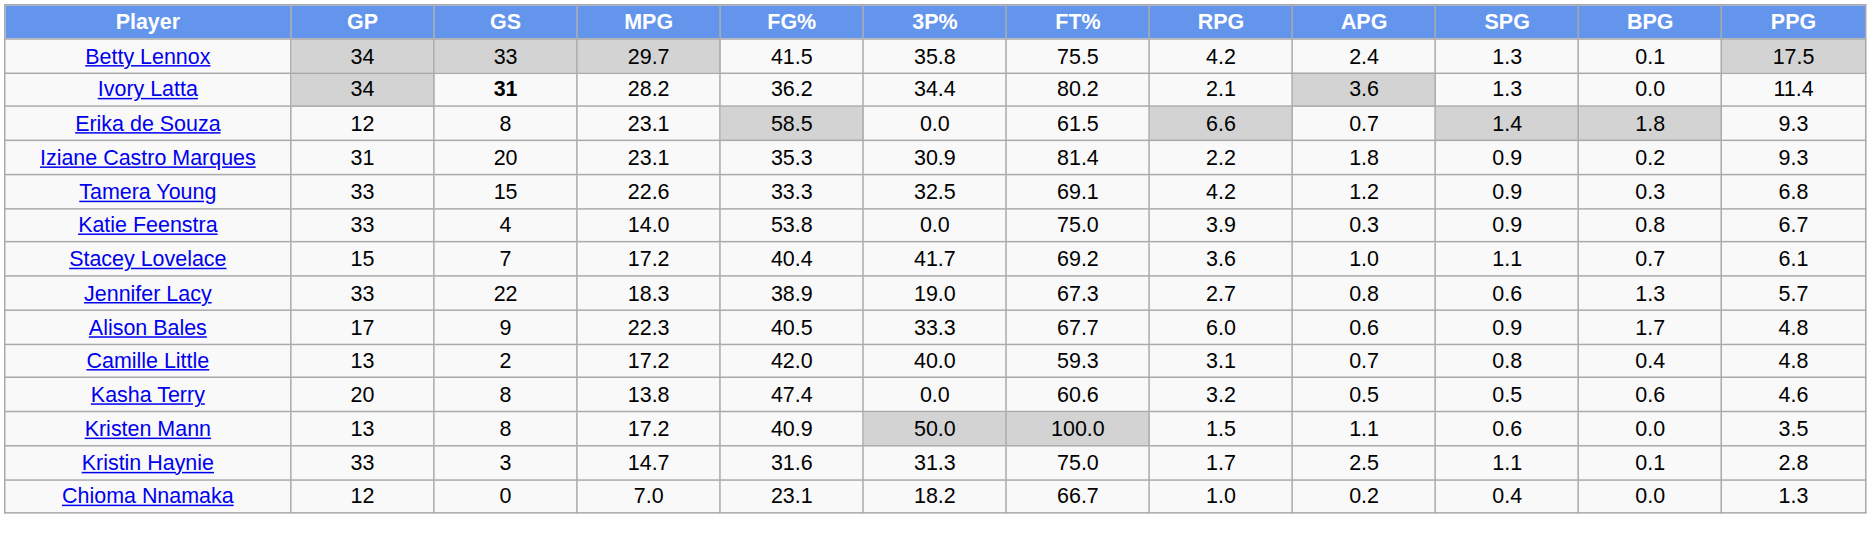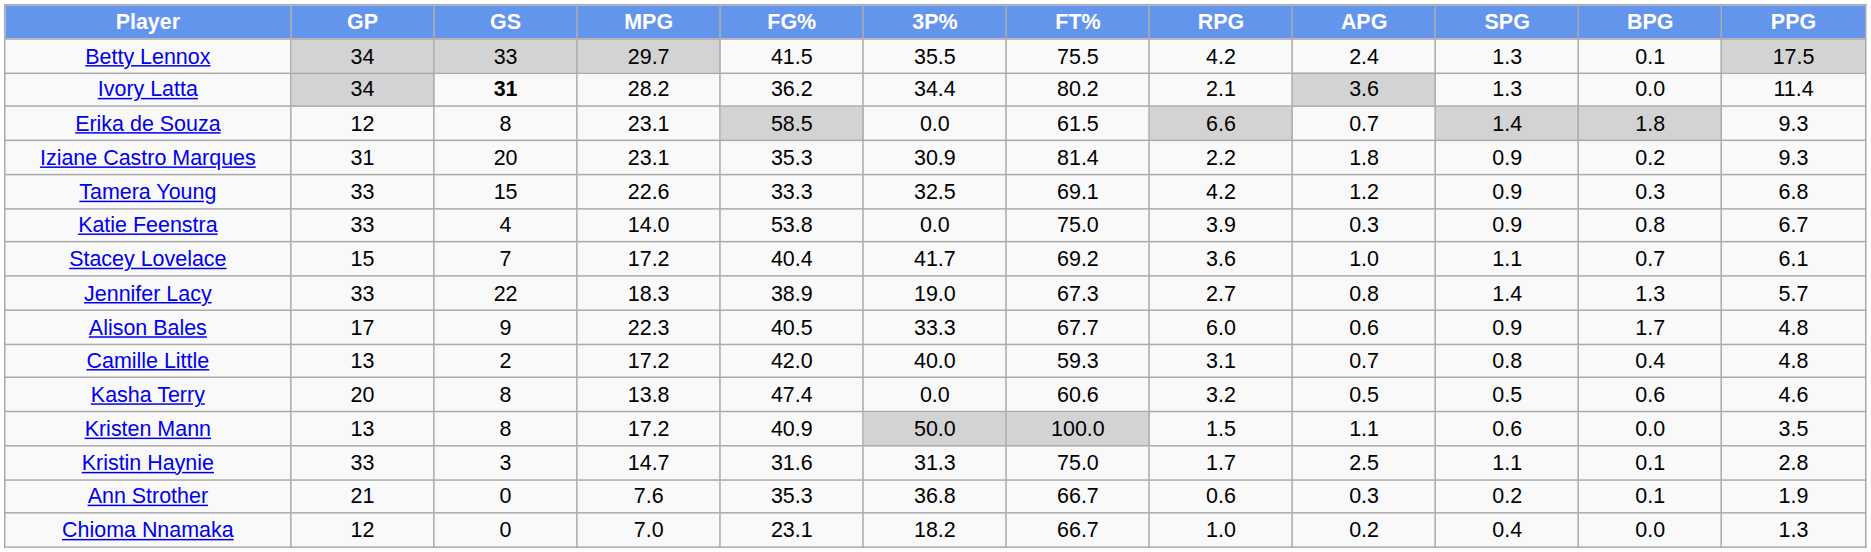(935, 56) 35.8 -> (935, 56) 35.5
(1507, 293) 0.6 -> (1507, 293) 1.4
+ row: (148, 497)
